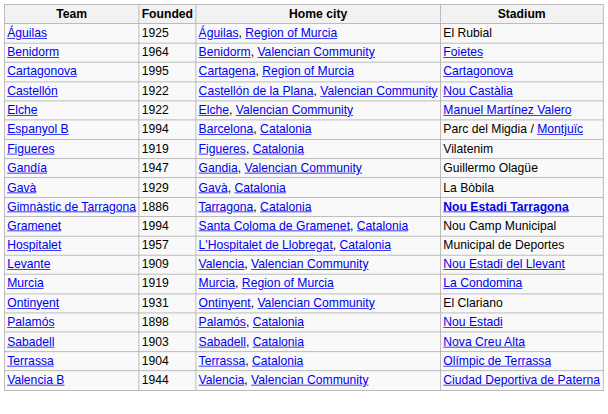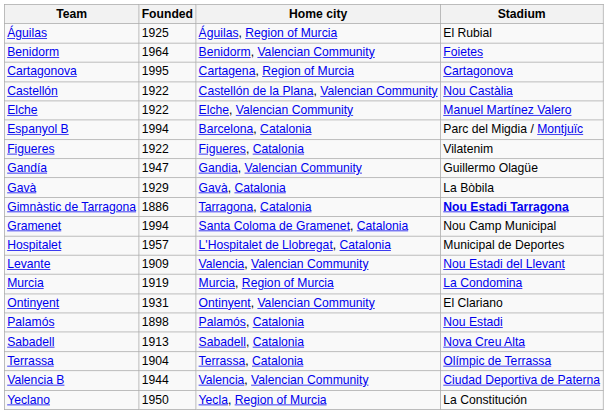(155, 149) 1919 -> (155, 149) 1922
(155, 341) 1903 -> (155, 341) 1913
+ row: (29, 399)
